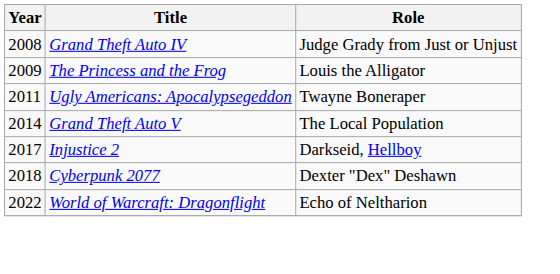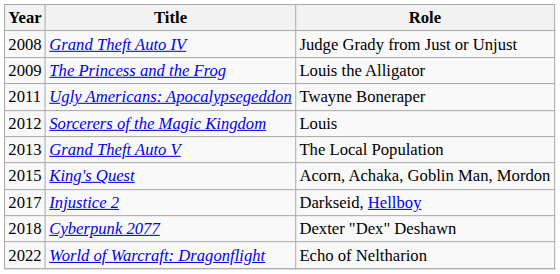+ row: (158, 123)
(25, 123) 2014 -> (25, 149) 2013
+ row: (92, 176)
